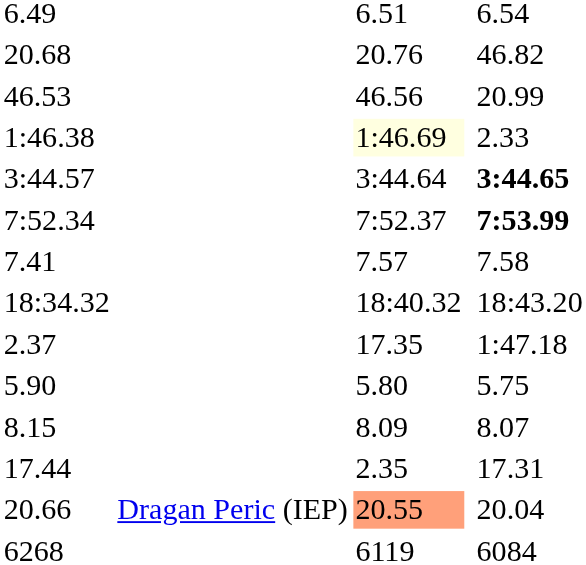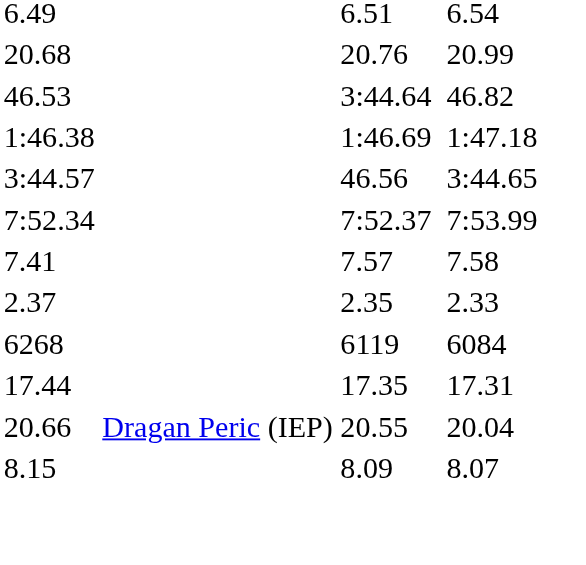(510, 54) 46.82 -> (480, 54) 20.99
(389, 95) 46.56 -> (386, 95) 3:44.64
(510, 95) 20.99 -> (480, 95) 46.82
(401, 137) lightyellow background -> (386, 137) no background
(503, 137) 2.33 -> (492, 137) 1:47.18
(401, 178) 3:44.64 -> (374, 178) 46.56
(523, 178) bold -> (492, 178) normal
(523, 219) bold -> (492, 219) normal
- row: (57, 302)
(389, 344) 17.35 -> (367, 302) 2.35
(522, 344) 1:47.18 -> (473, 302) 2.33
- row: (30, 385)
rows swapped: (30, 426) <-> (34, 550)
(382, 468) 2.35 -> (374, 385) 17.35
(389, 509) lightsalmon background -> (374, 426) no background
